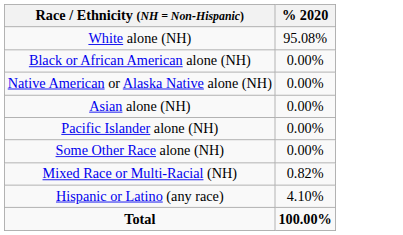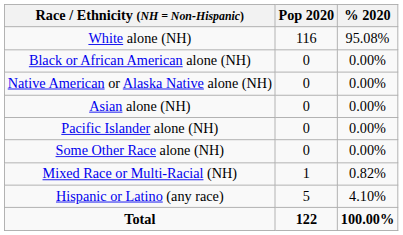+ column: (306, 15)
